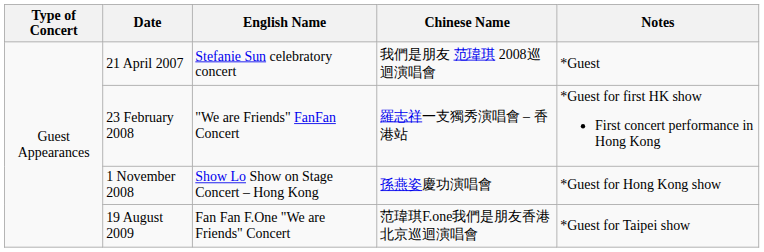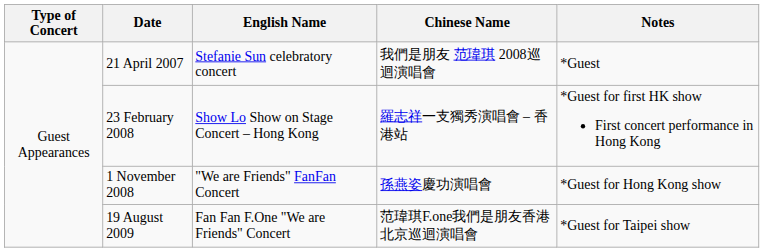(266, 125) "We are Friends" FanFan Concert -> (264, 125) Show Lo Show on Stage Concert – Hong Kong
(264, 185) Show Lo Show on Stage Concert – Hong Kong -> (266, 185) "We are Friends" FanFan Concert
